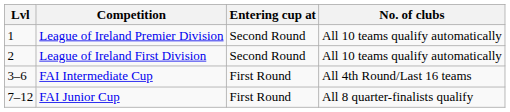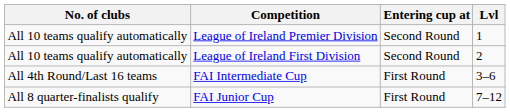columns swapped: (20, 14) <-> (412, 14)
